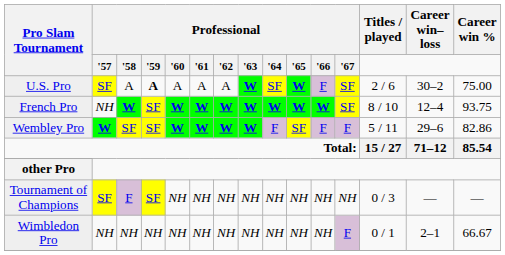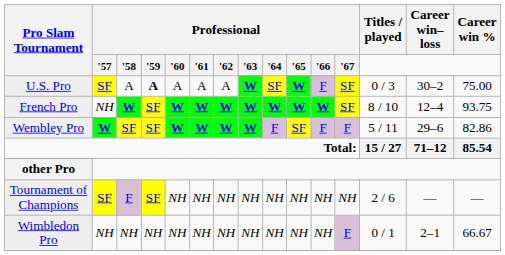(383, 86) 2 / 6 -> (383, 86) 0 / 3
(383, 197) 0 / 3 -> (383, 197) 2 / 6
